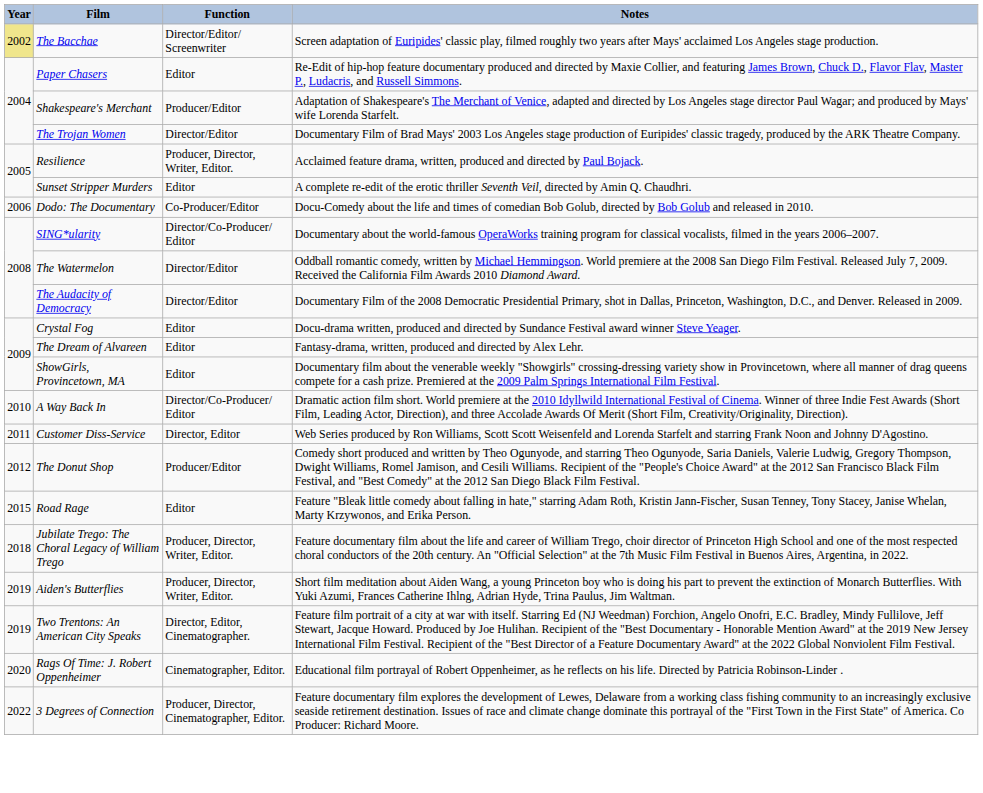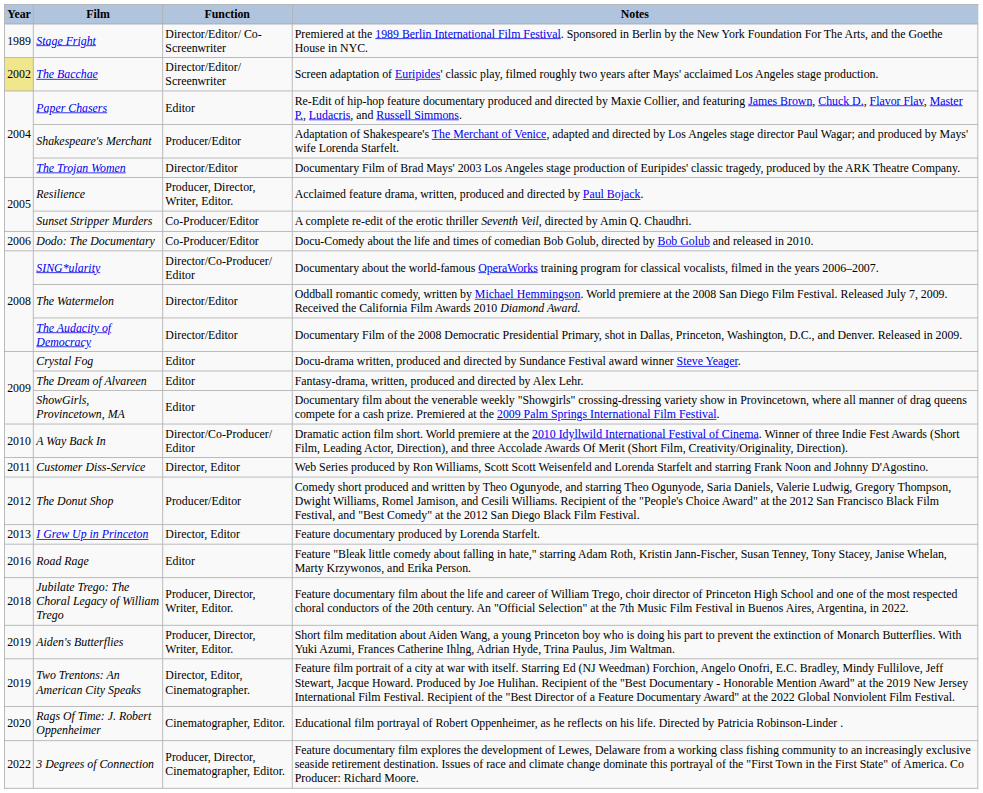+ row: (66, 41)
(180, 187) Editor -> (212, 221) Co-Producer/Editor
+ row: (92, 534)
(19, 508) 2015 -> (19, 561) 2016
